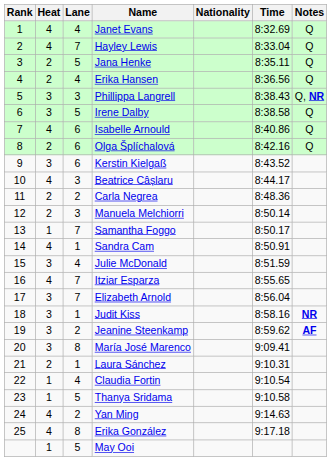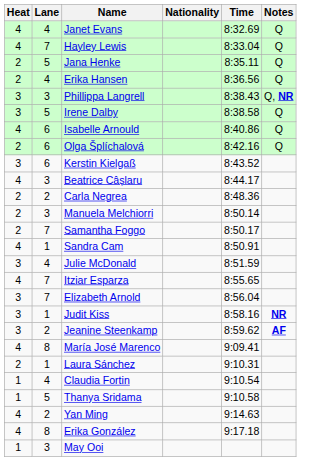- column: (20, 12)
(49, 230) 1 -> (18, 230) 2
(49, 347) 3 -> (18, 347) 4
(78, 448) 5 -> (47, 448) 3
